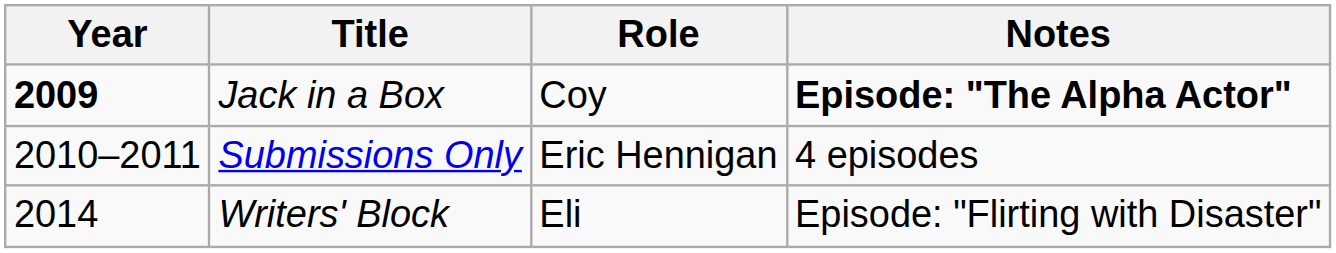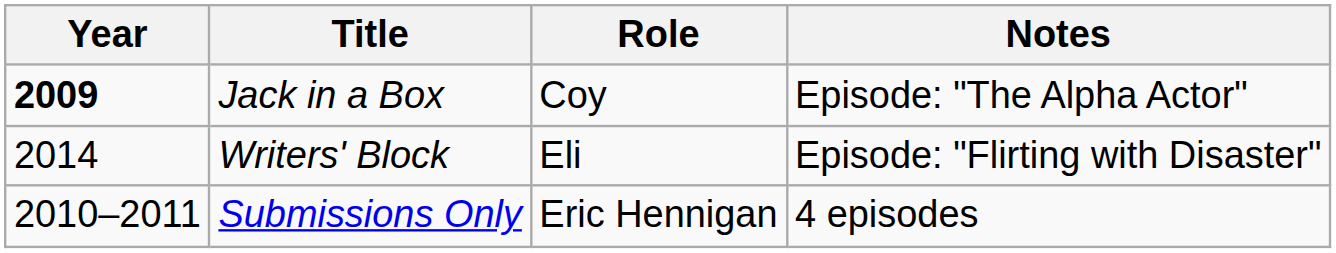(1043, 94) bold -> (1021, 94) normal
rows swapped: (370, 154) <-> (334, 214)
